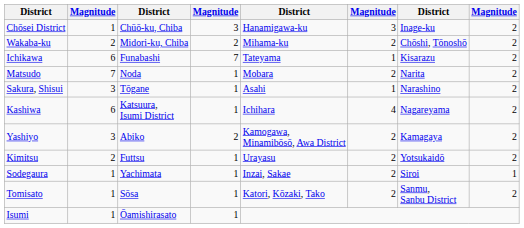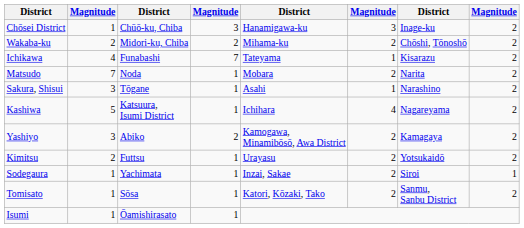(113, 58) 6 -> (113, 58) 4
(113, 110) 6 -> (113, 110) 5
